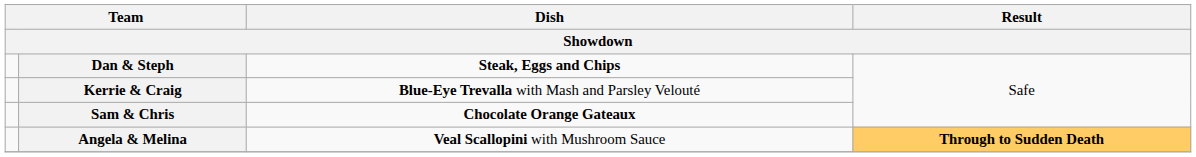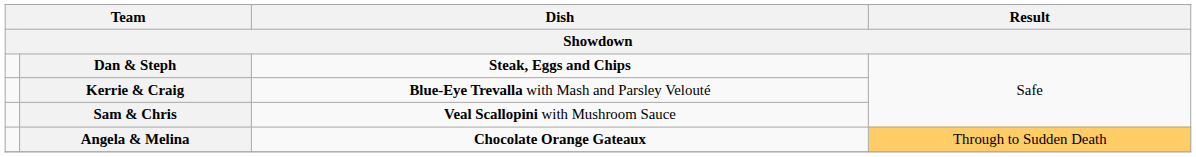(549, 114) Chocolate Orange Gateaux -> (560, 114) Veal Scallopini with Mushroom Sauce
(549, 139) Veal Scallopini with Mushroom Sauce -> (560, 139) Chocolate Orange Gateaux
(1022, 139) bold -> (1030, 139) normal
